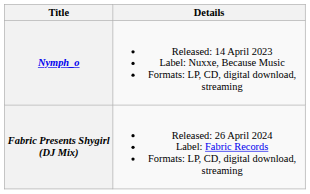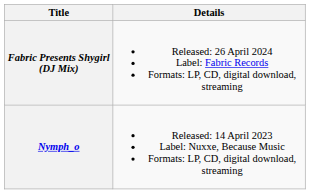rows swapped: (59, 63) <-> (59, 147)
